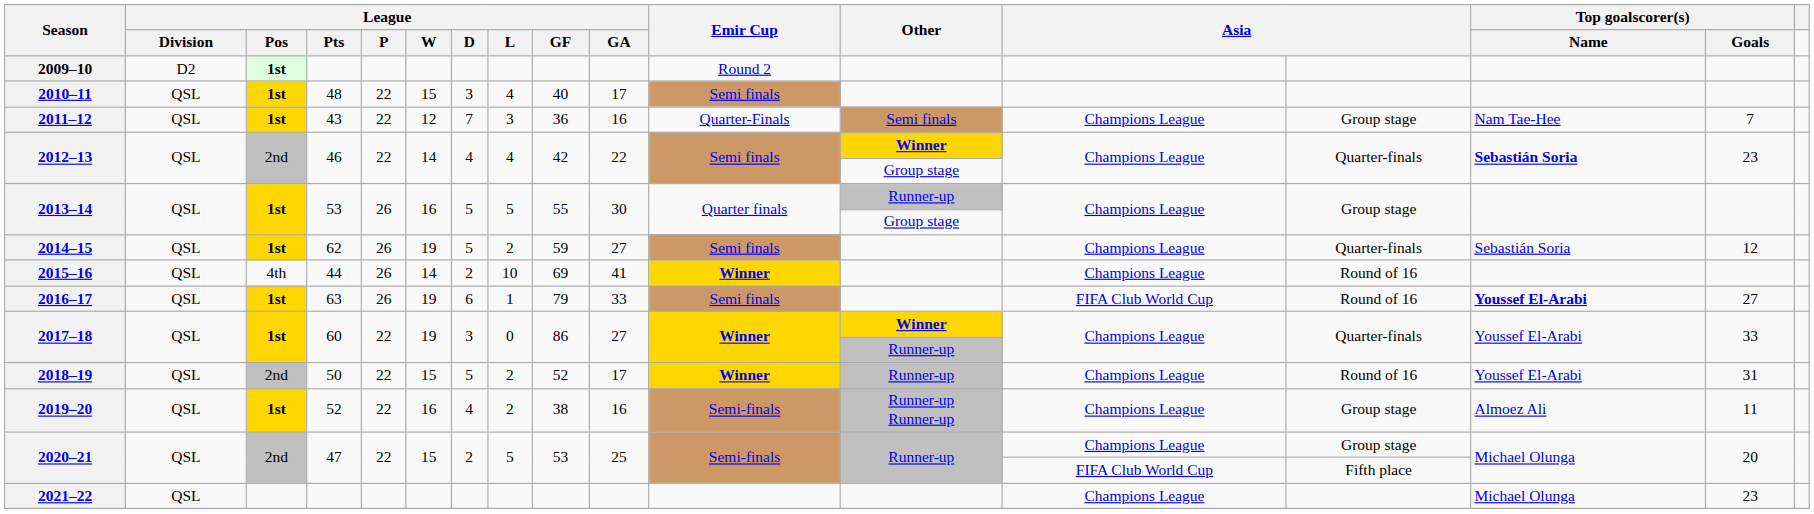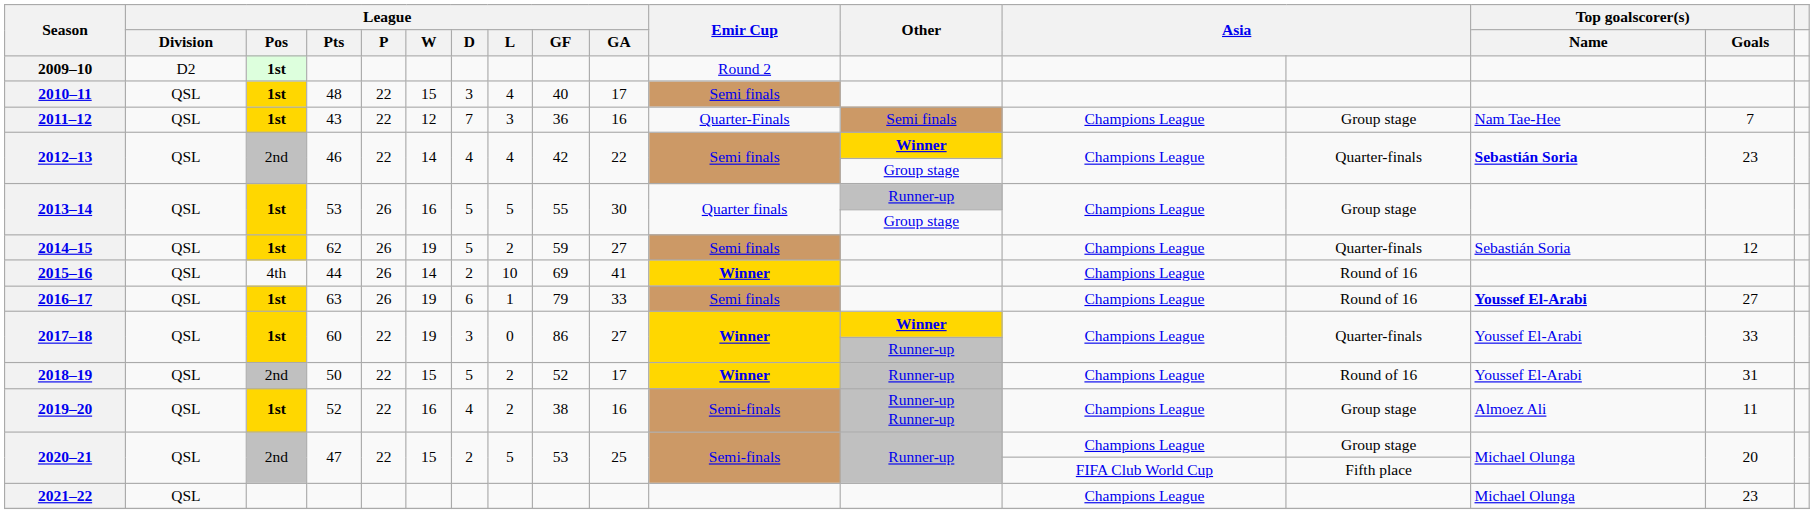(1144, 298) FIFA Club World Cup -> (1144, 298) Champions League
